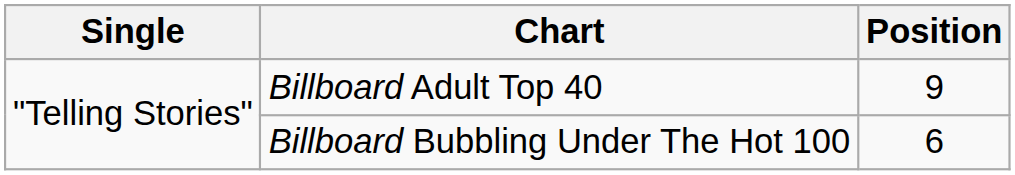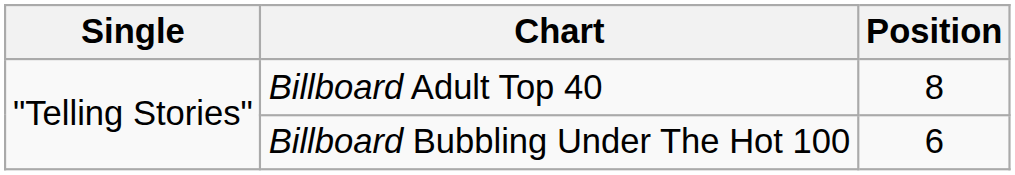(934, 86) 9 -> (934, 86) 8
